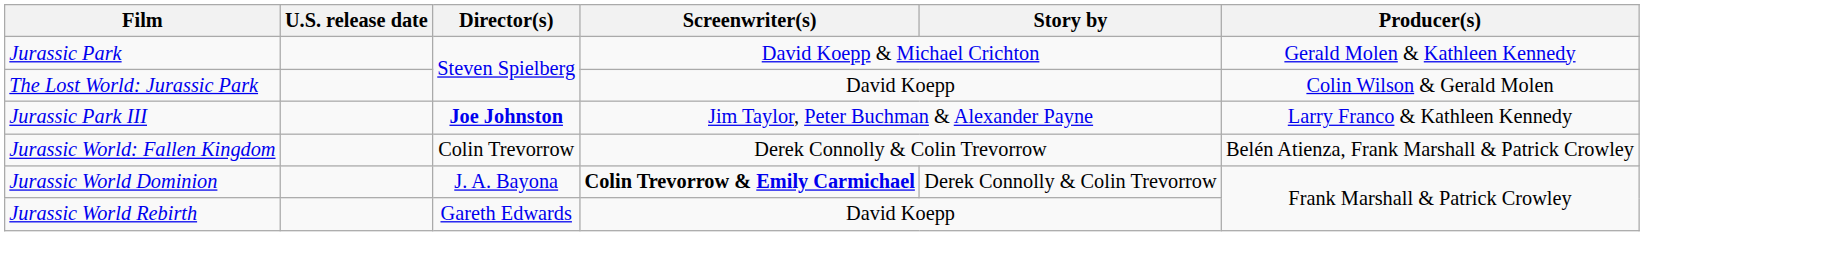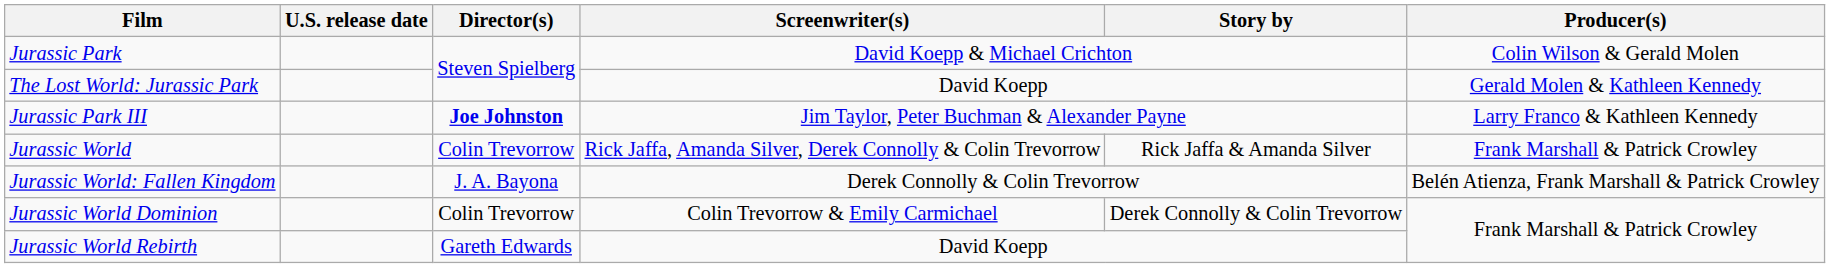(1430, 52) Gerald Molen & Kathleen Kennedy -> (1615, 52) Colin Wilson & Gerald Molen
(1430, 85) Colin Wilson & Gerald Molen -> (1615, 85) Gerald Molen & Kathleen Kennedy
+ row: (70, 149)
(506, 149) Colin Trevorrow -> (506, 181) J. A. Bayona
(506, 181) J. A. Bayona -> (506, 213) Colin Trevorrow
(750, 181) bold -> (842, 213) normal
